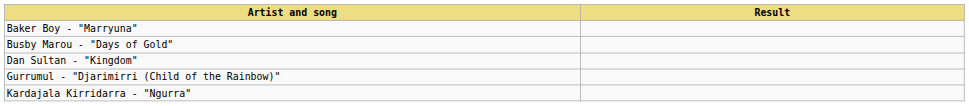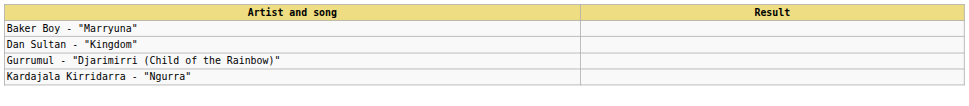- row: (90, 45)
